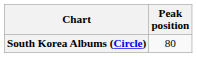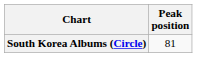(170, 43) 80 -> (170, 43) 81
